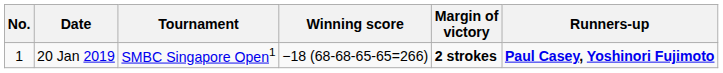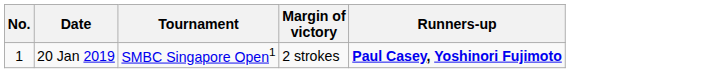- column: (355, 24)
(466, 55) bold -> (311, 55) normal
